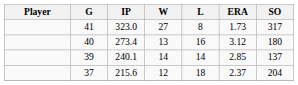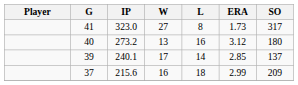(126, 42) 273.4 -> (126, 42) 273.2
(163, 57) 14 -> (163, 57) 17
(163, 73) 12 -> (163, 73) 16
(238, 73) 2.37 -> (238, 73) 2.99
(275, 73) 204 -> (275, 73) 209
